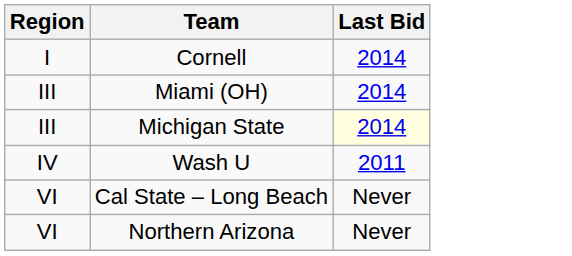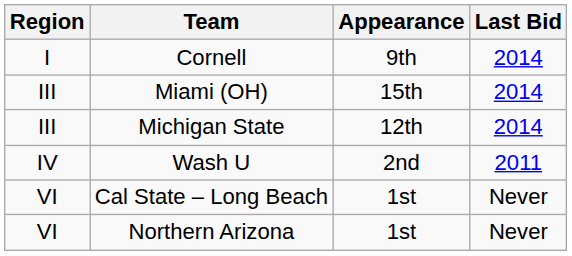+ column: (401, 22)
(382, 127) lightyellow background -> (518, 127) no background
